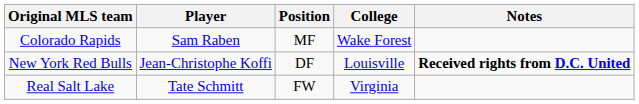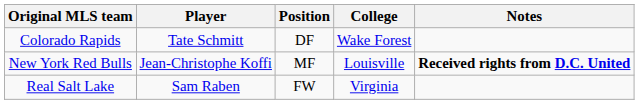(206, 39) Sam Raben -> (206, 39) Tate Schmitt
(304, 39) MF -> (304, 39) DF
(304, 63) DF -> (304, 63) MF
(206, 87) Tate Schmitt -> (206, 87) Sam Raben
